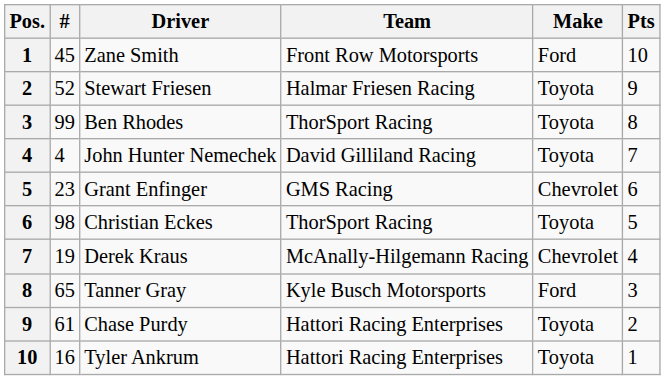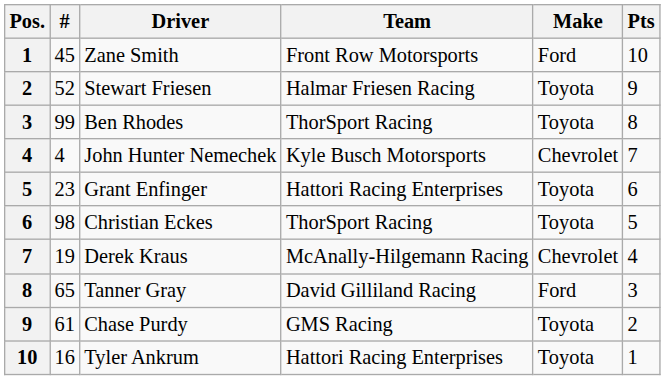(381, 155) David Gilliland Racing -> (386, 155) Kyle Busch Motorsports
(566, 155) Toyota -> (578, 155) Chevrolet
(339, 189) GMS Racing -> (394, 189) Hattori Racing Enterprises
(578, 189) Chevrolet -> (566, 189) Toyota
(386, 290) Kyle Busch Motorsports -> (381, 290) David Gilliland Racing
(394, 323) Hattori Racing Enterprises -> (339, 323) GMS Racing
